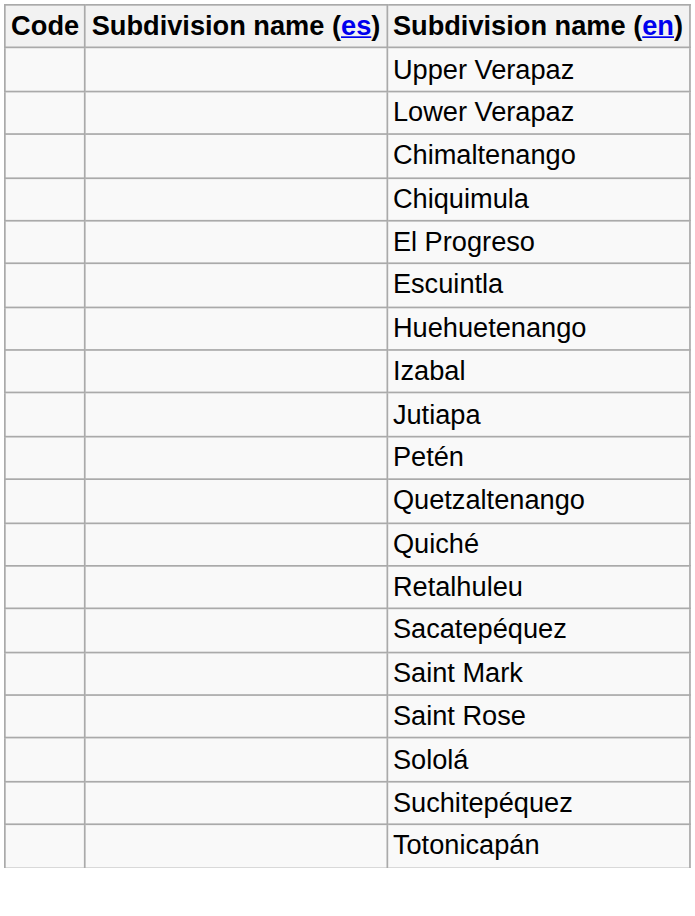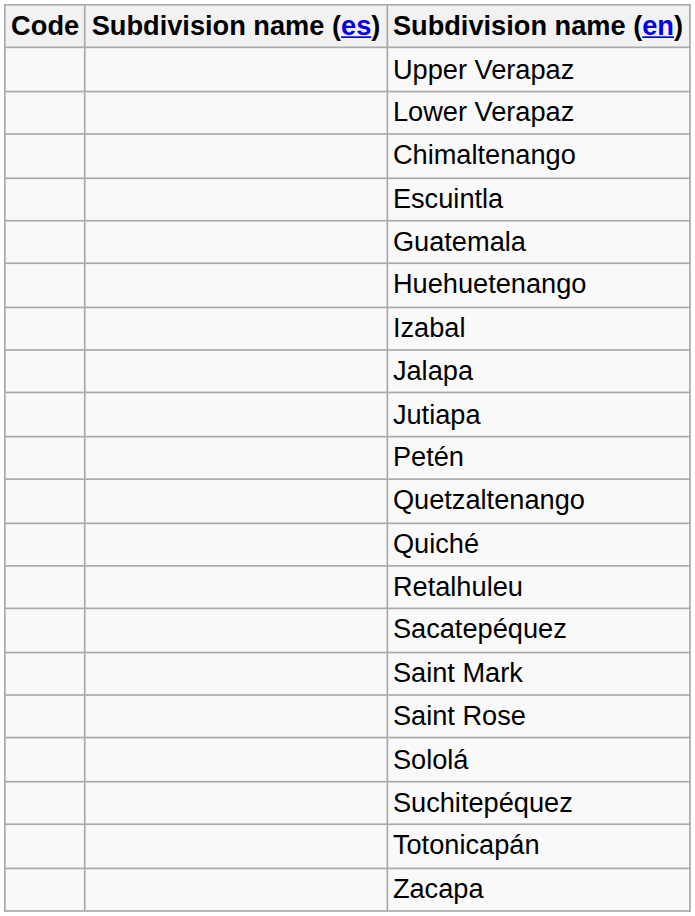- row: (461, 198)
- row: (464, 241)
+ row: (459, 241)
+ row: (433, 371)
+ row: (438, 888)
